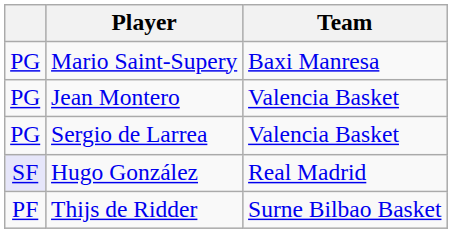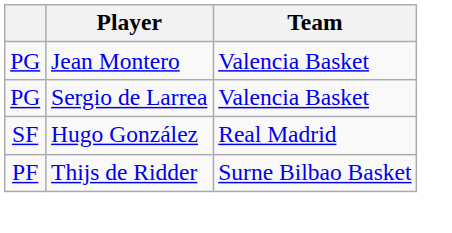- row: (144, 60)
(25, 172) lavender background -> (25, 135) no background
